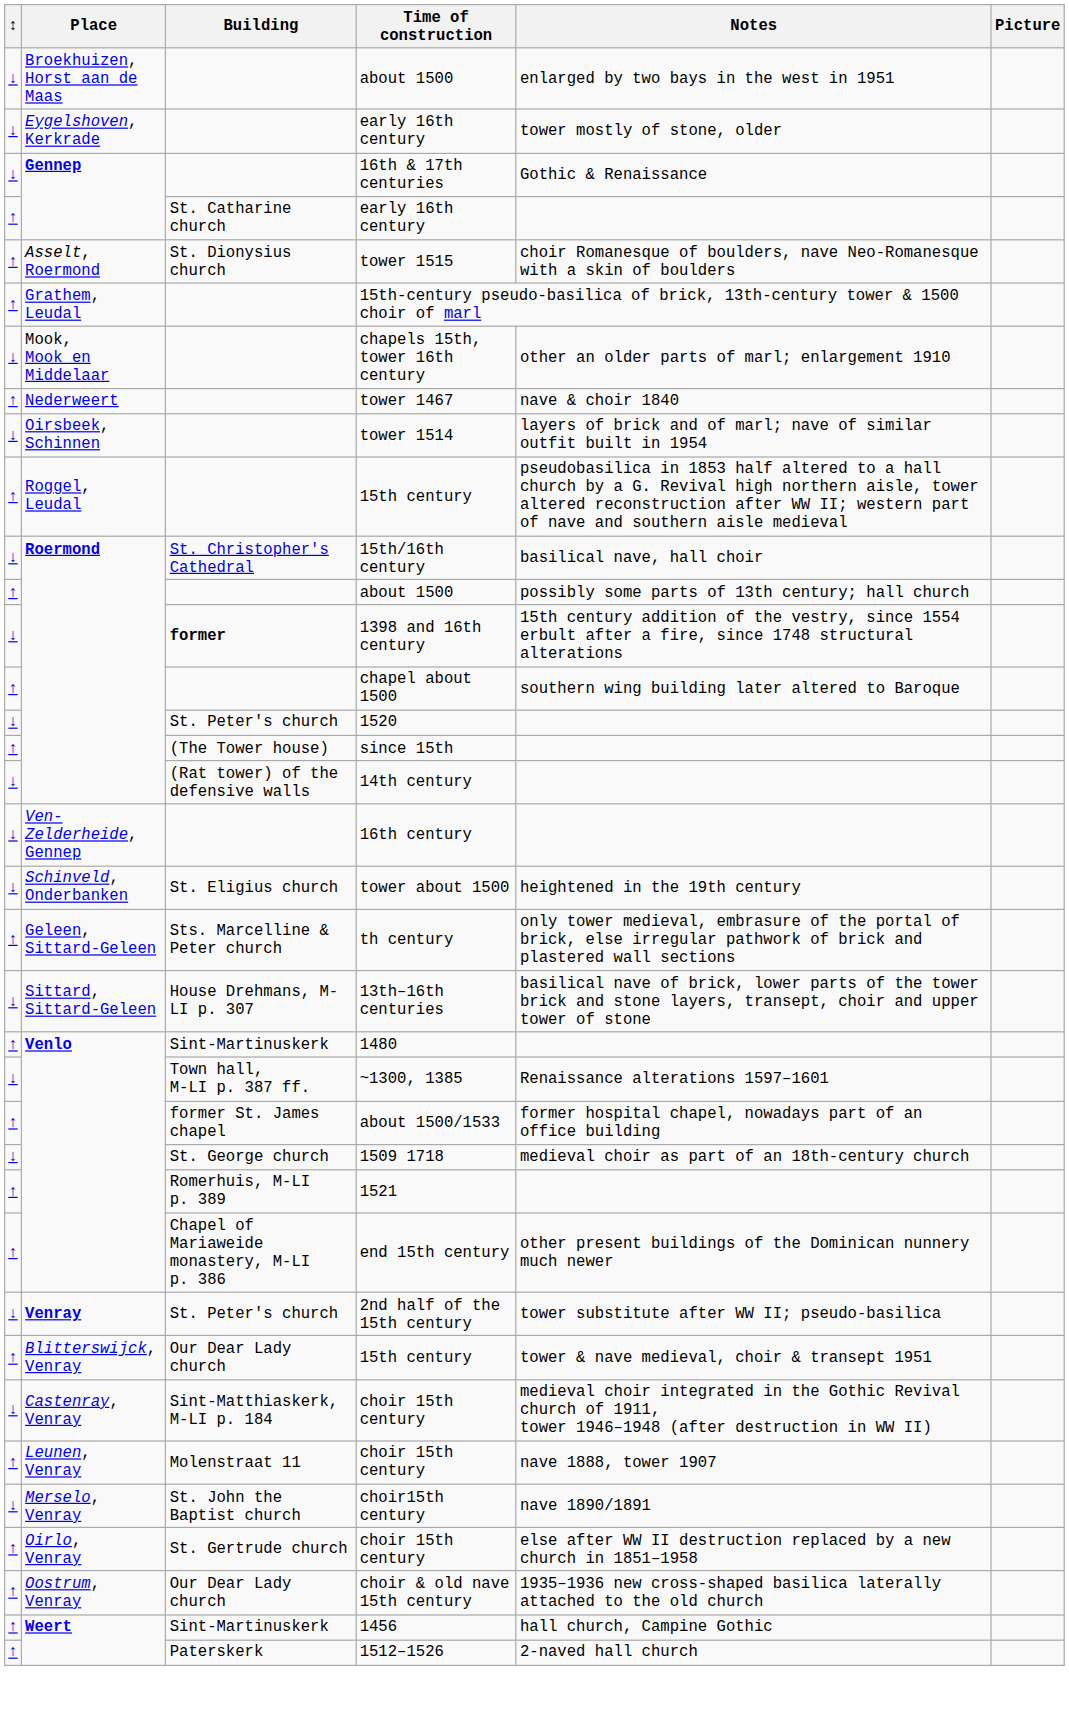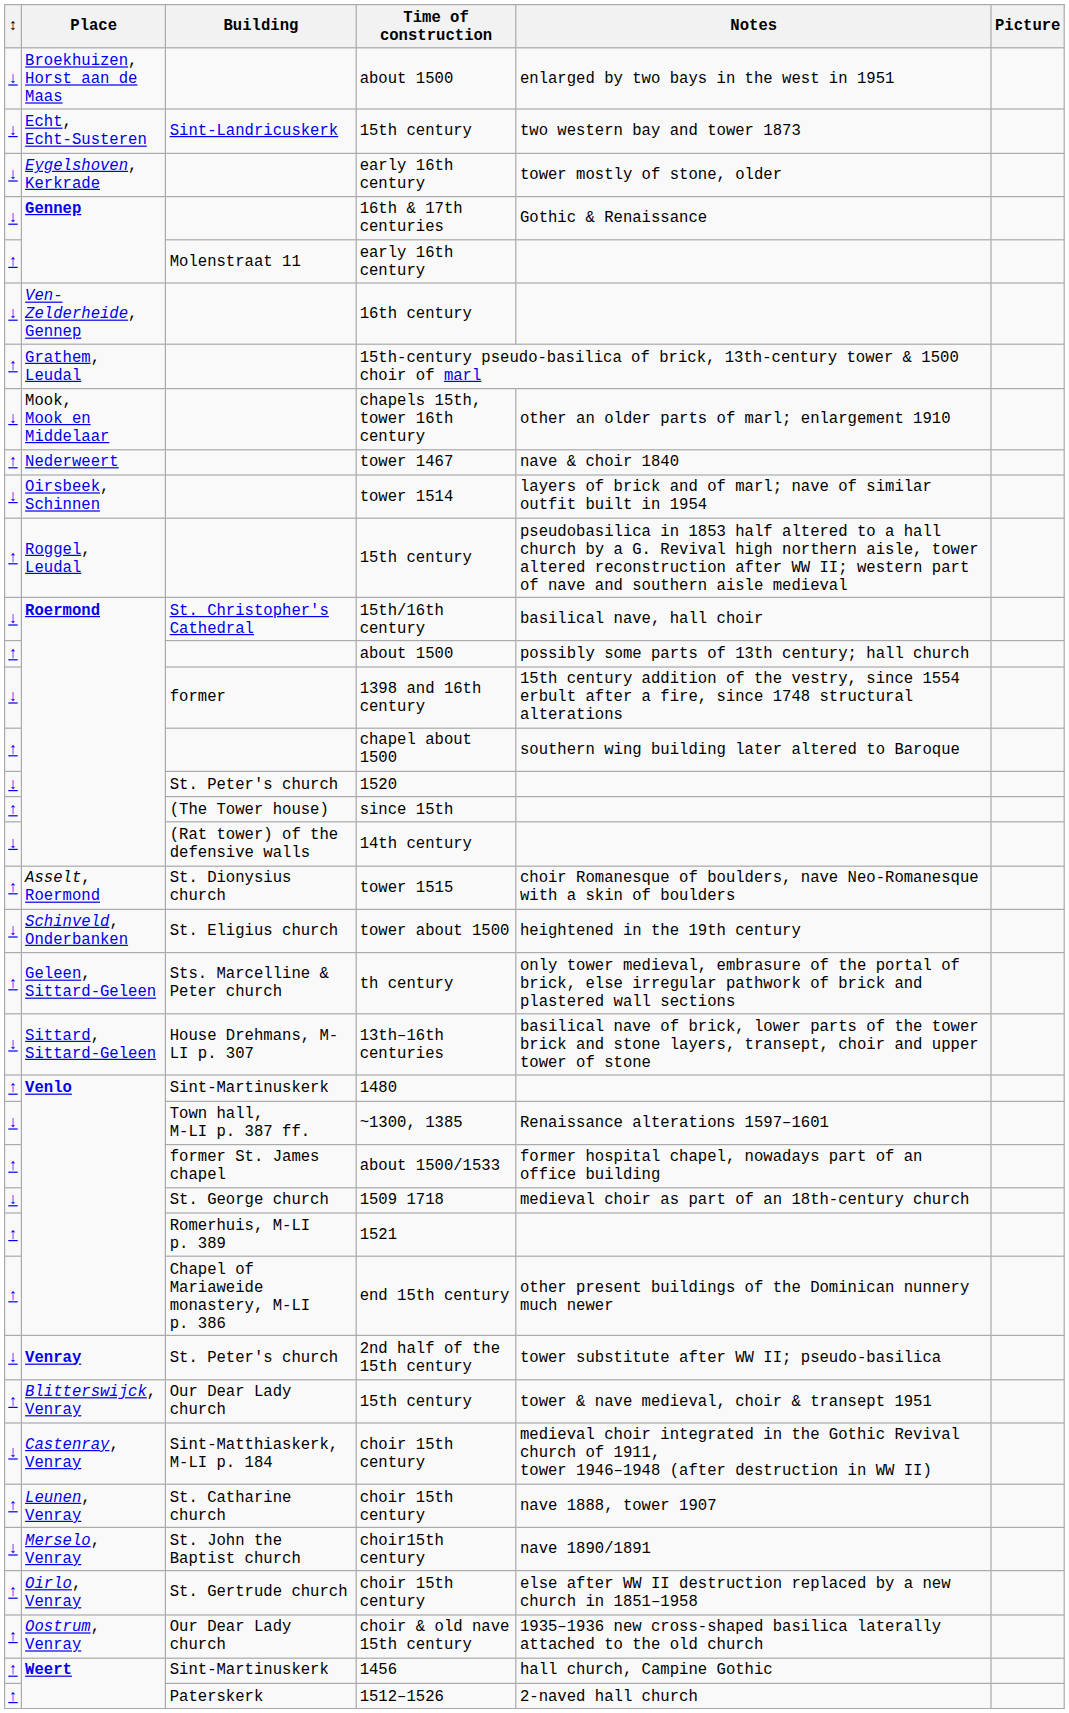+ row: (86, 131)
(231, 218) St. Catharine church -> (235, 261) Molenstraat 11
rows swapped: (81, 835) <-> (63, 261)
(198, 636) bold -> (198, 697) normal
(235, 1462) Molenstraat 11 -> (231, 1506) St. Catharine church
